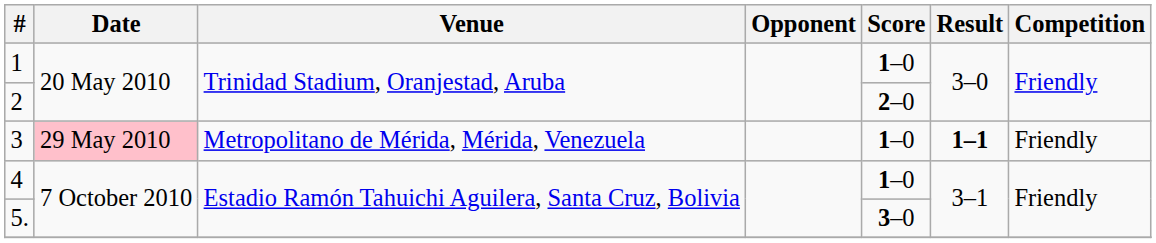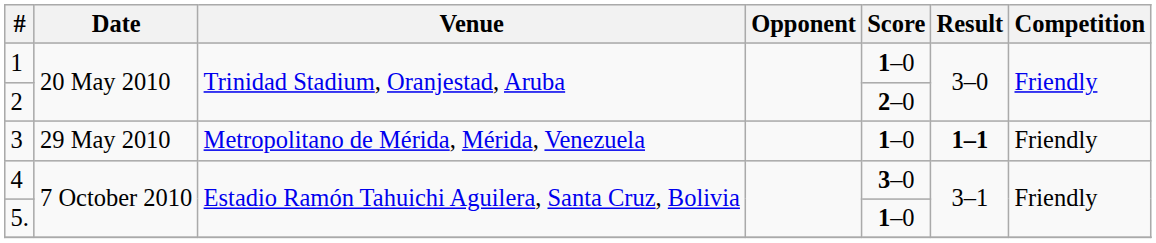(105, 140) pink background -> (105, 140) no background
(896, 179) 1–0 -> (896, 179) 3–0
(896, 218) 3–0 -> (896, 218) 1–0
